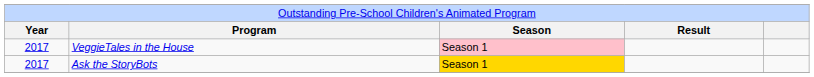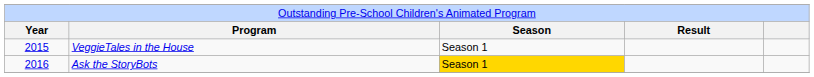(37, 47) 2017 -> (37, 47) 2015
(465, 47) pink background -> (465, 47) no background
(37, 64) 2017 -> (37, 64) 2016
